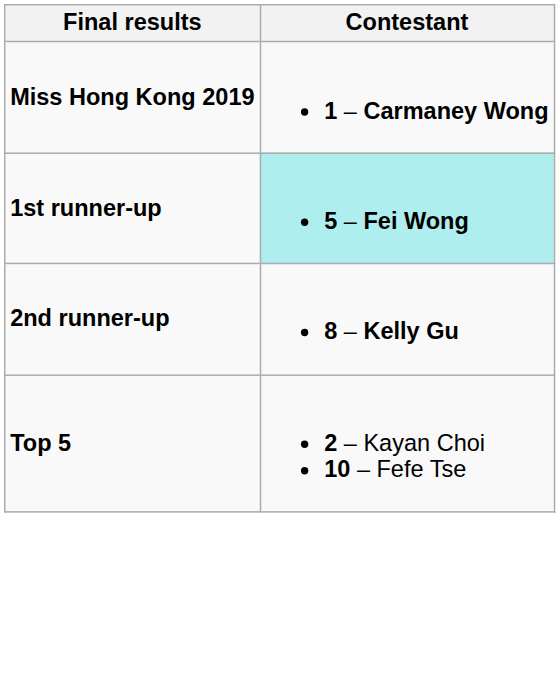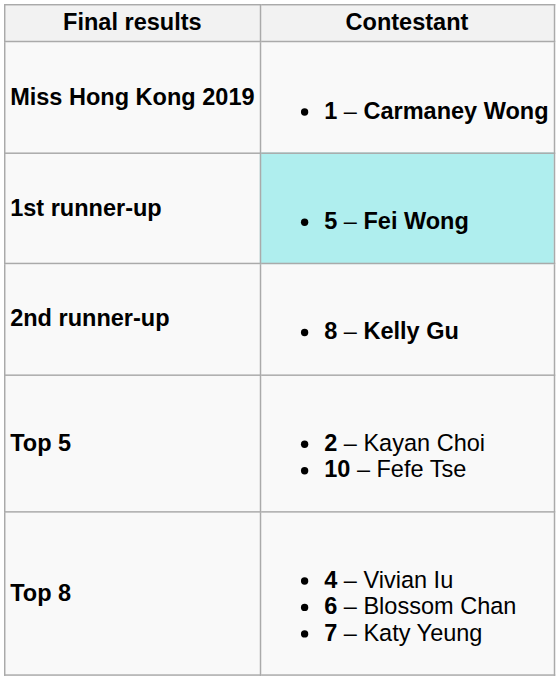+ row: (41, 593)
